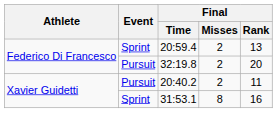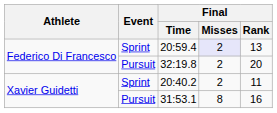(220, 47) no background -> (220, 47) lavender background
(138, 82) Pursuit -> (136, 82) Sprint
(136, 99) Sprint -> (138, 99) Pursuit
